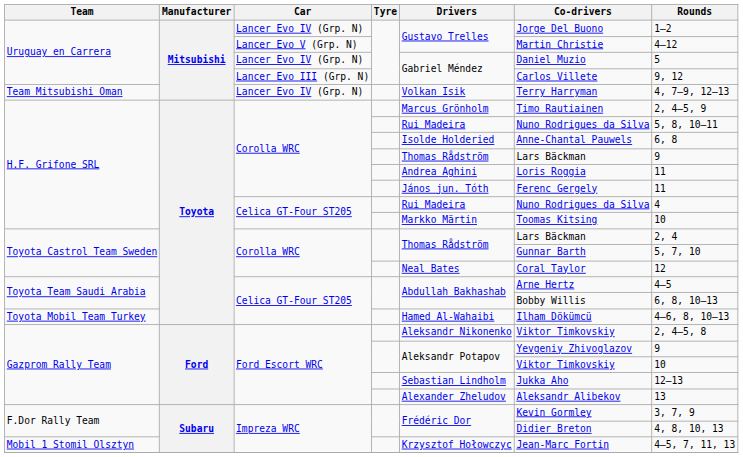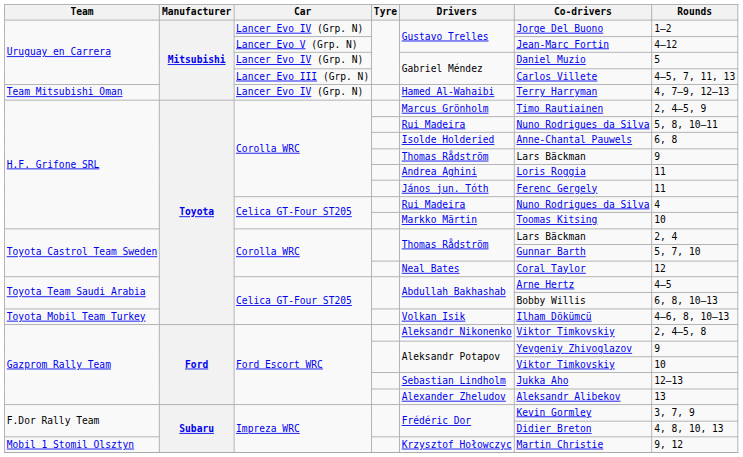(560, 45) Martin Christie -> (563, 45) Jean-Marc Fortin
(669, 77) 9, 12 -> (695, 77) 4–5, 7, 11, 13
(434, 93) Volkan Isik -> (448, 93) Hamed Al-Wahaibi
(448, 317) Hamed Al-Wahaibi -> (434, 317) Volkan Isik
(563, 445) Jean-Marc Fortin -> (560, 445) Martin Christie
(695, 445) 4–5, 7, 11, 13 -> (669, 445) 9, 12
